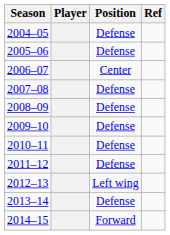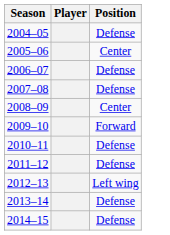- column: (153, 13)
(116, 51) Defense -> (116, 51) Center
(116, 70) Center -> (116, 70) Defense
(116, 107) Defense -> (116, 107) Center
(116, 126) Defense -> (116, 126) Forward
(116, 220) Forward -> (116, 220) Defense
